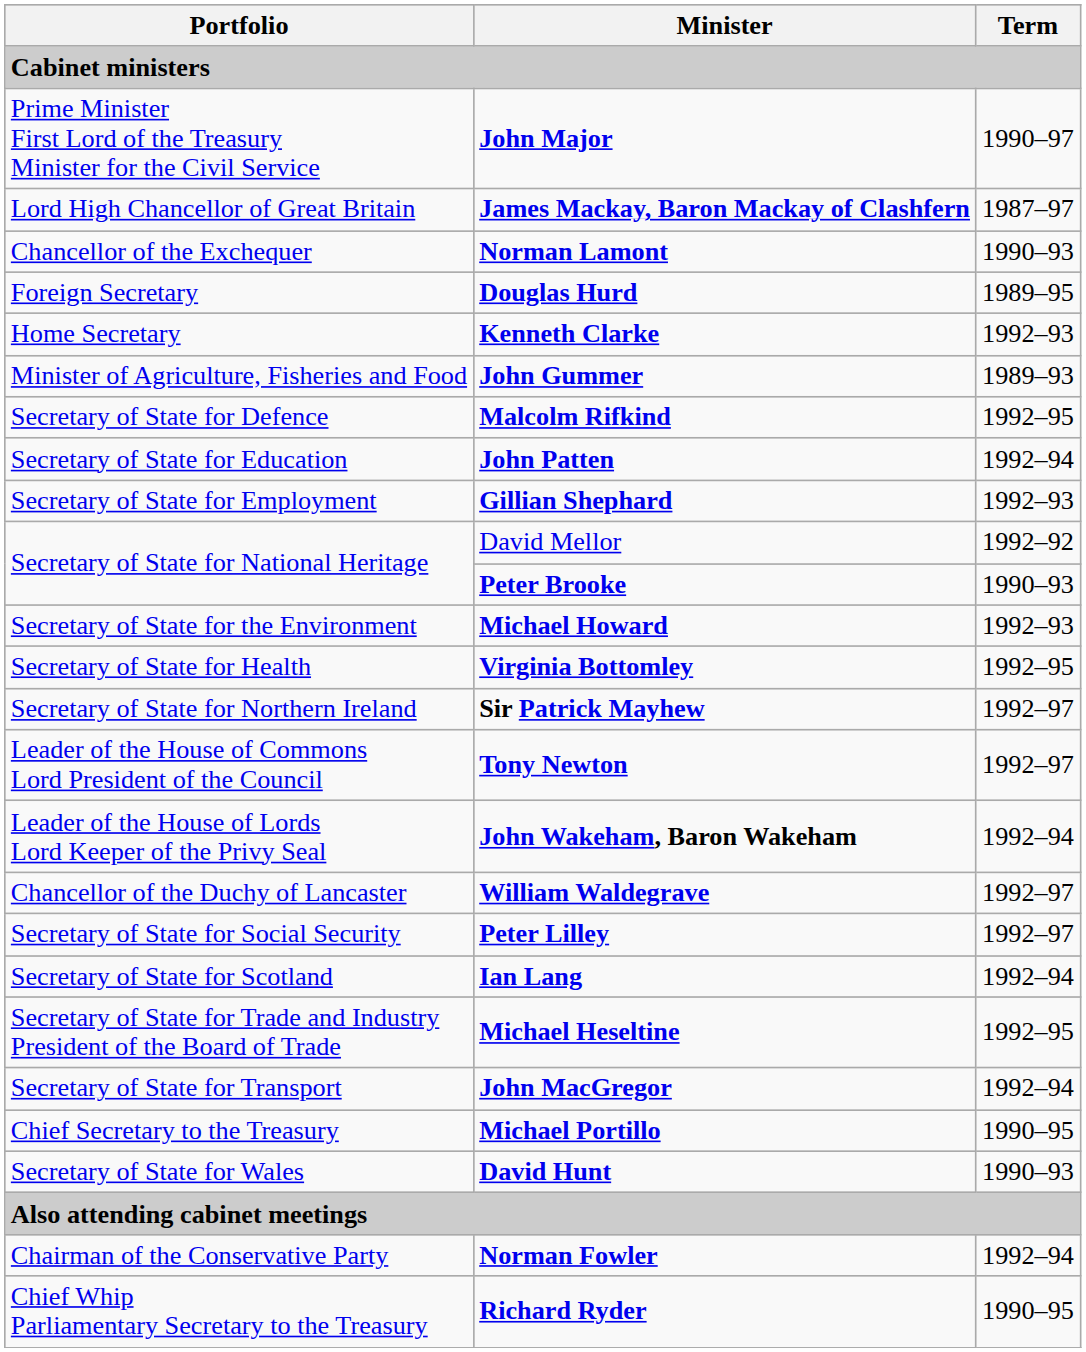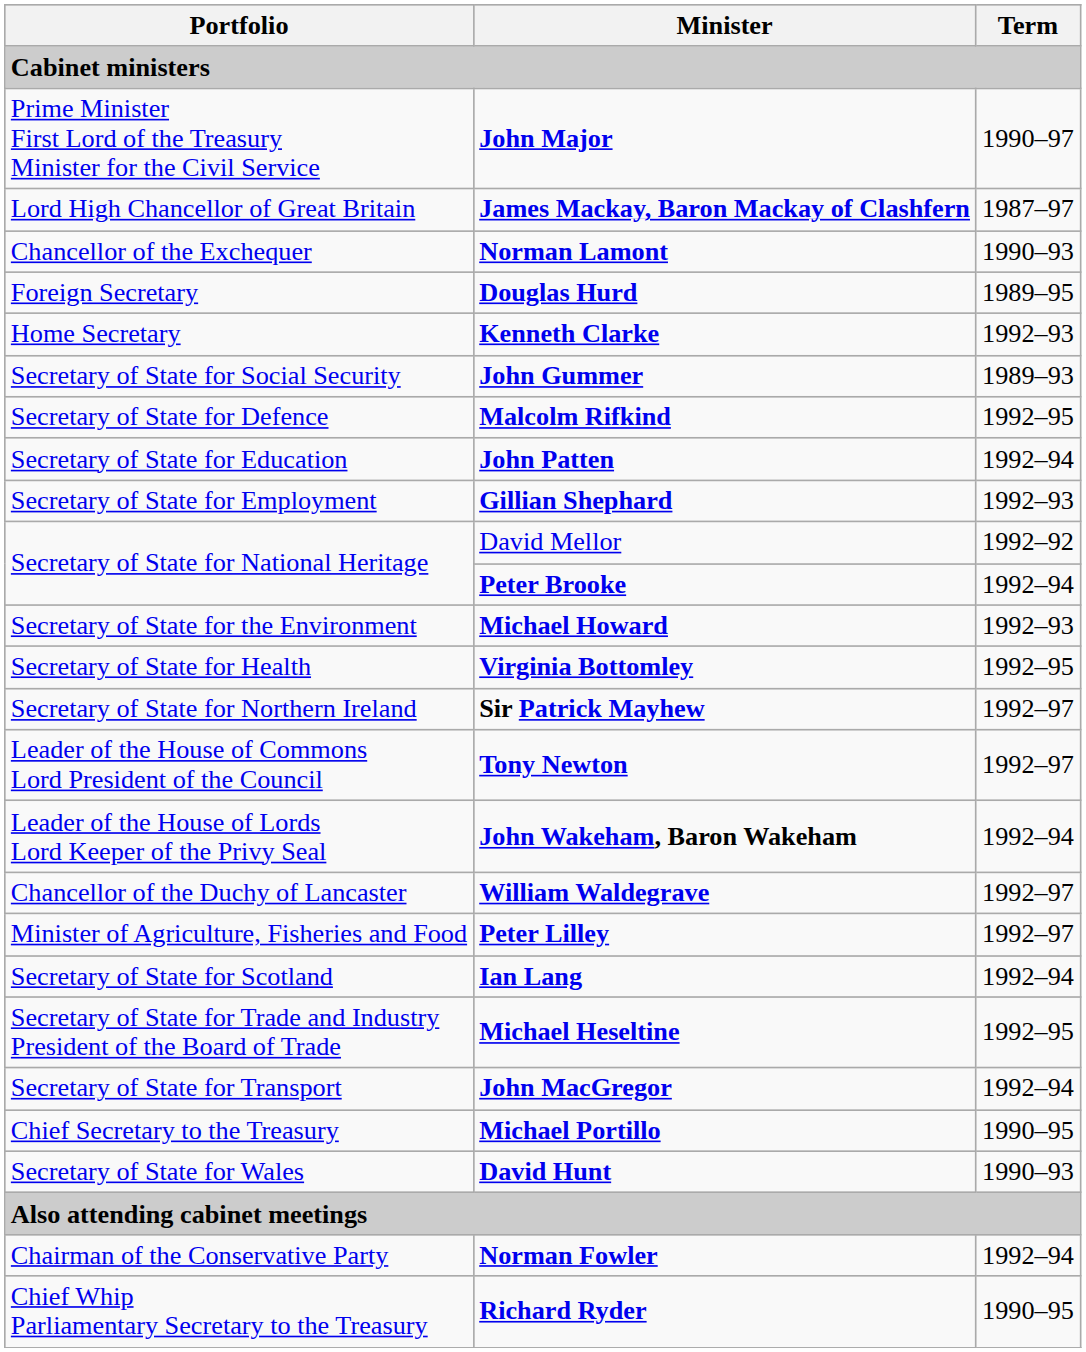(239, 375) Minister of Agriculture, Fisheries and Food -> (206, 375) Secretary of State for Social Security
(1028, 583) 1990–93 -> (1028, 583) 1992–94
(206, 934) Secretary of State for Social Security -> (239, 934) Minister of Agriculture, Fisheries and Food
